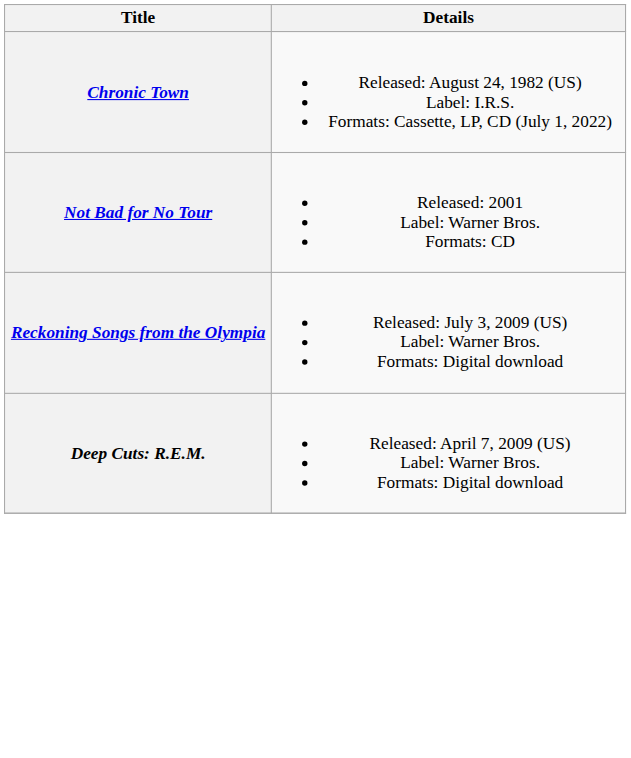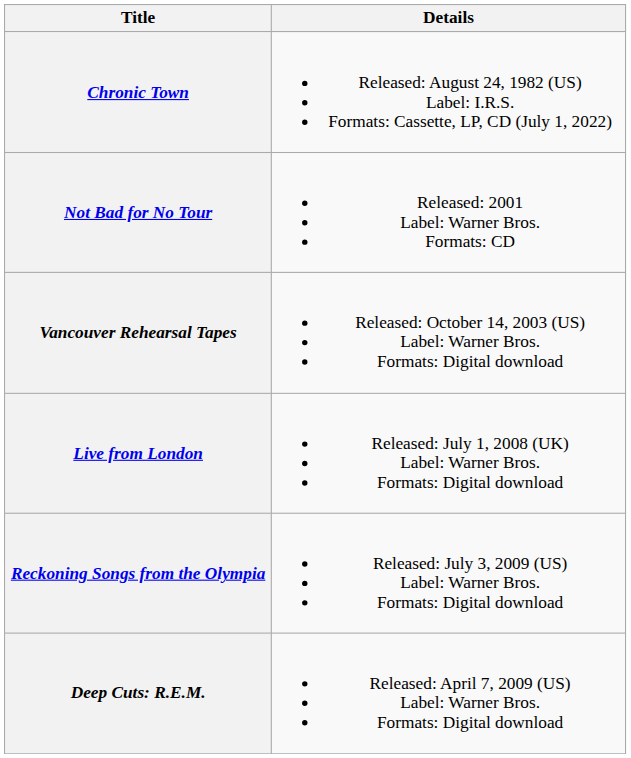+ row: (138, 332)
+ row: (138, 452)
